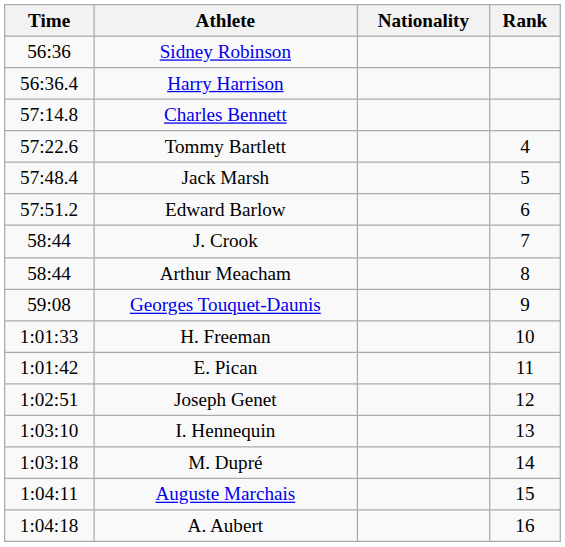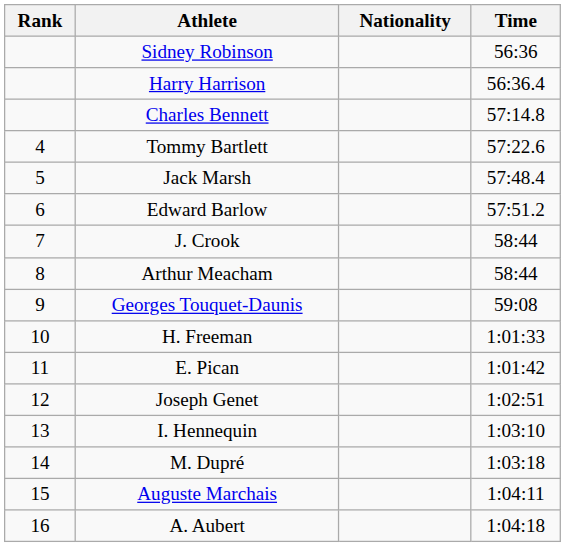columns swapped: (525, 20) <-> (49, 20)
